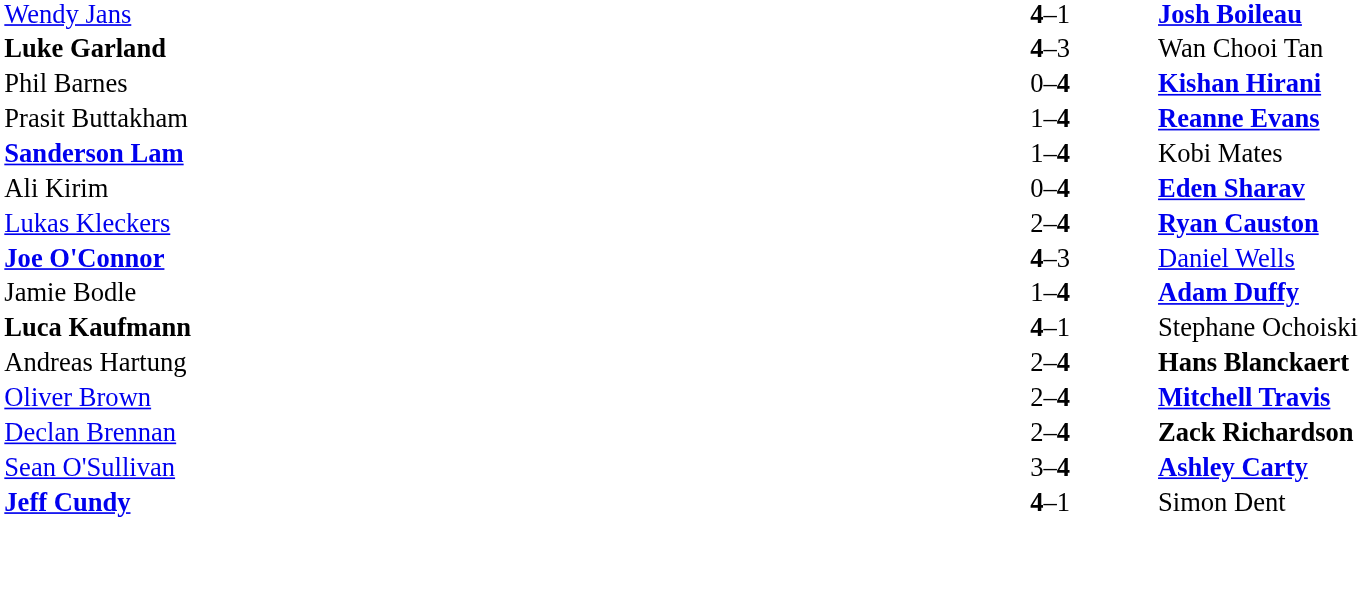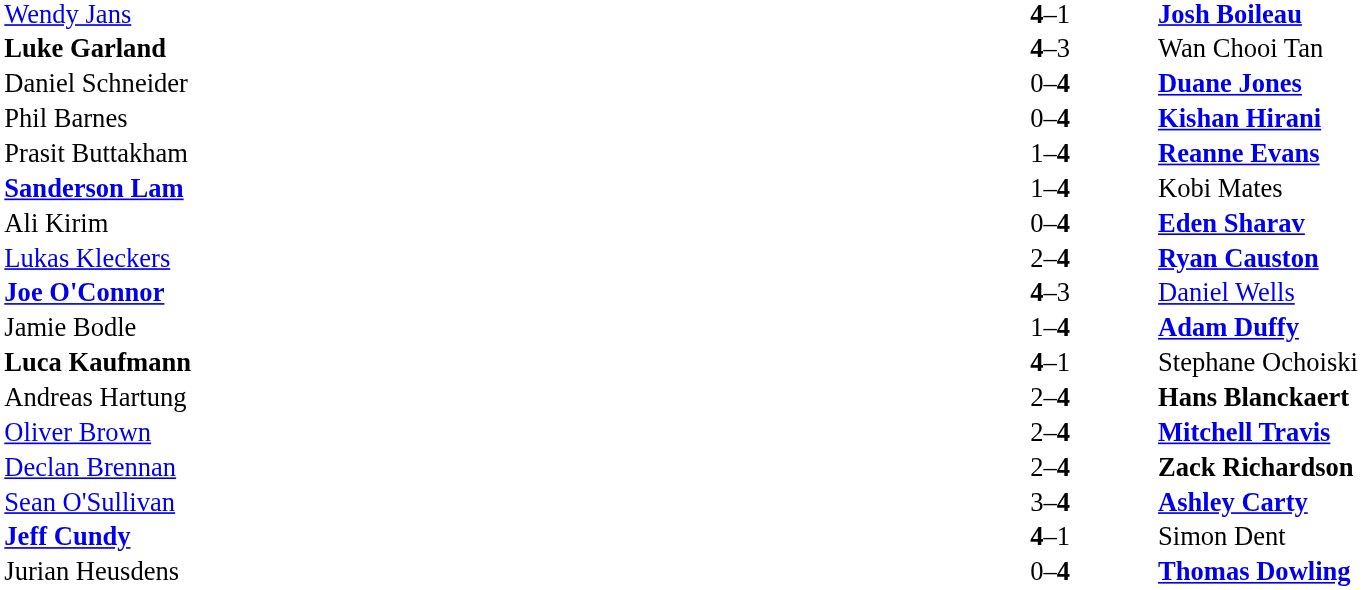+ row: (96, 83)
+ row: (92, 571)
